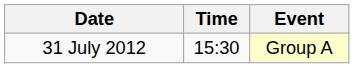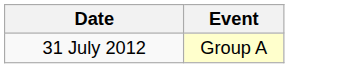- column: (217, 18)
